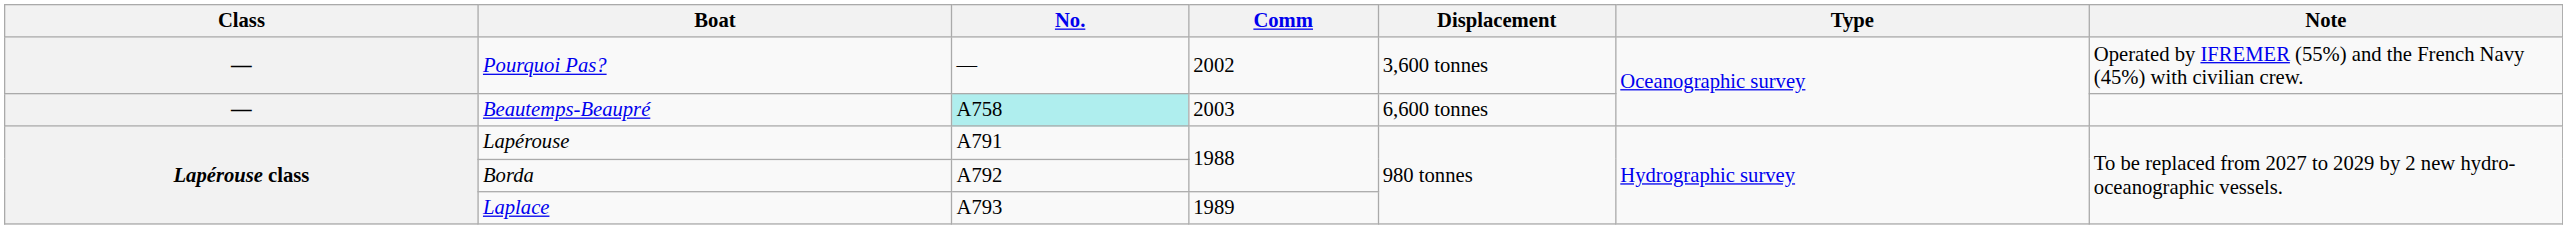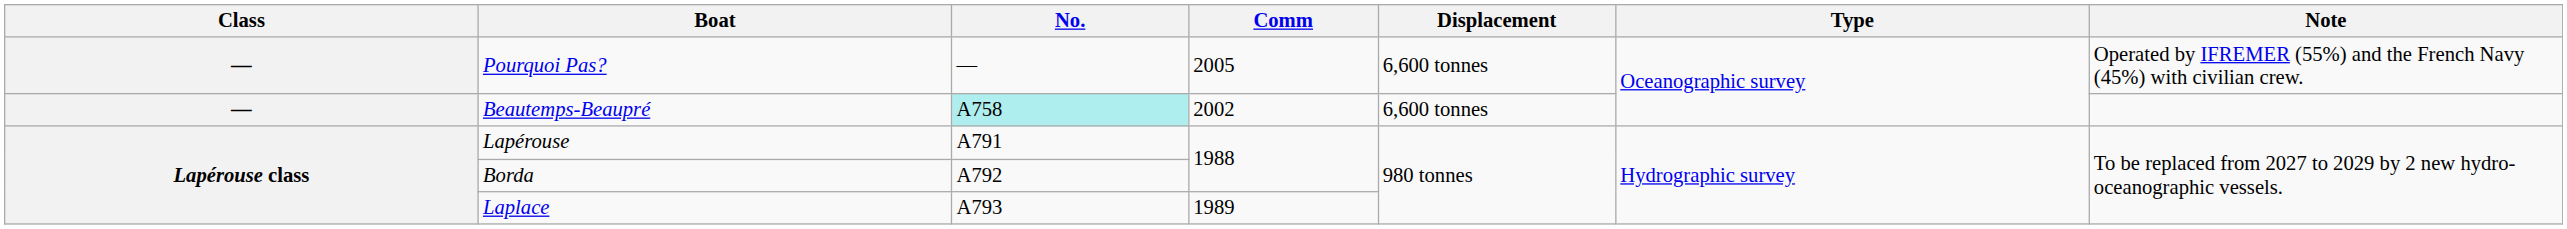(1214, 65) 2002 -> (1214, 65) 2005
(1435, 65) 3,600 tonnes -> (1435, 65) 6,600 tonnes
(1214, 109) 2003 -> (1214, 109) 2002
